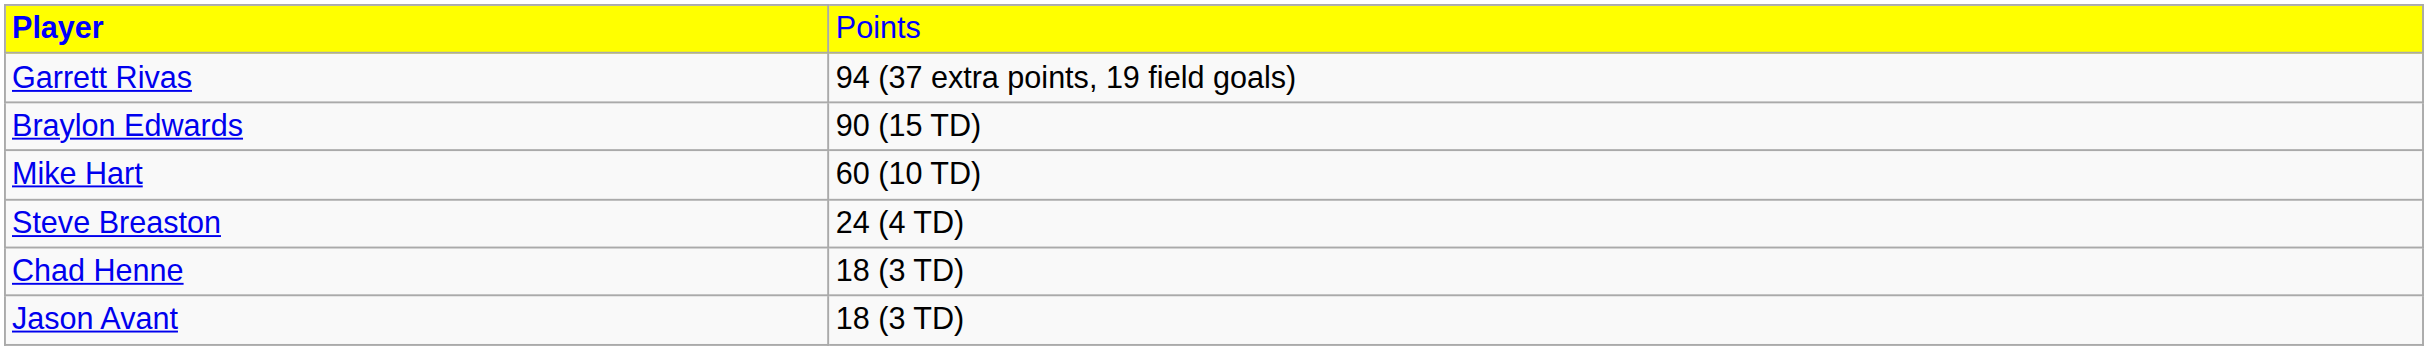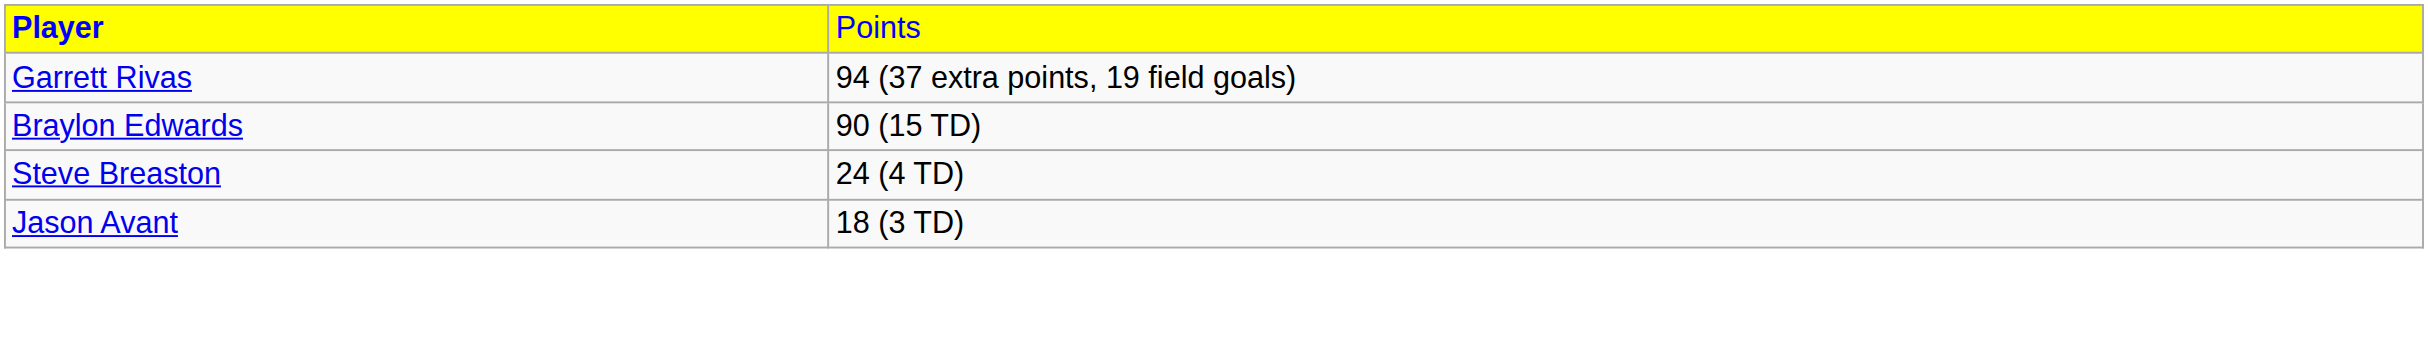- row: (77, 174)
- row: (98, 271)
